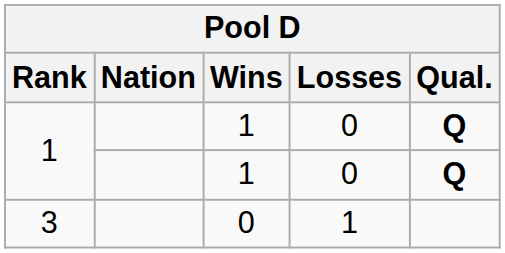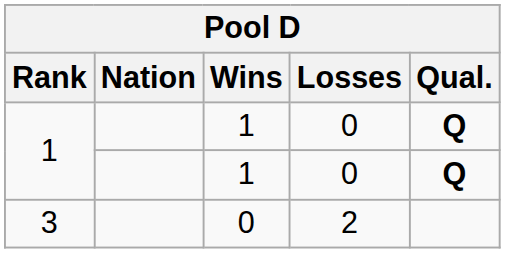(349, 222) 1 -> (349, 222) 2
